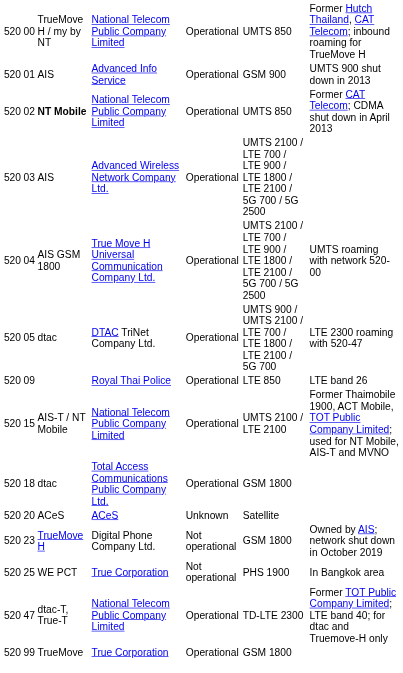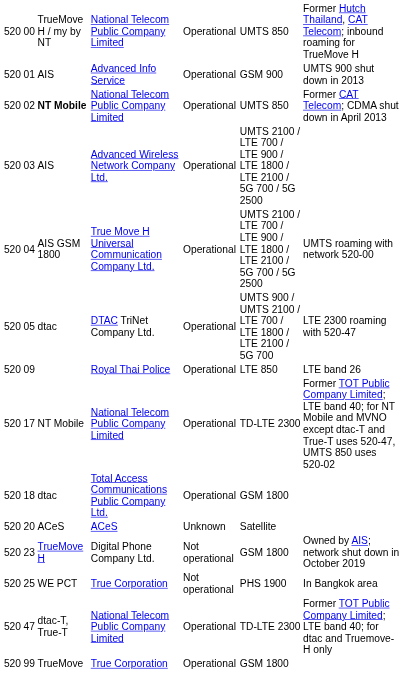- row: (29, 424)
+ row: (29, 424)
